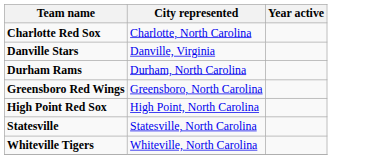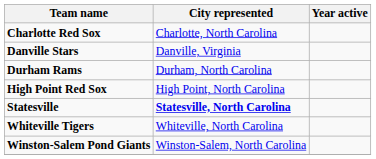- row: (66, 88)
(193, 126) normal -> (223, 107) bold
+ row: (79, 145)
